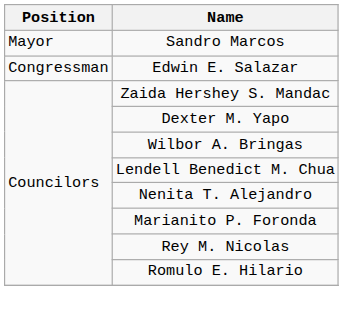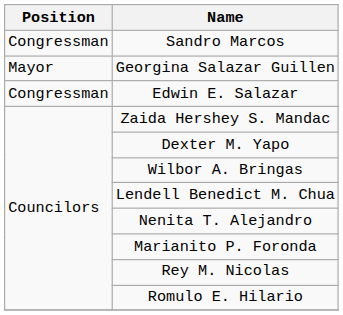(31, 42) Mayor -> (58, 42) Congressman
+ row: (225, 68)
